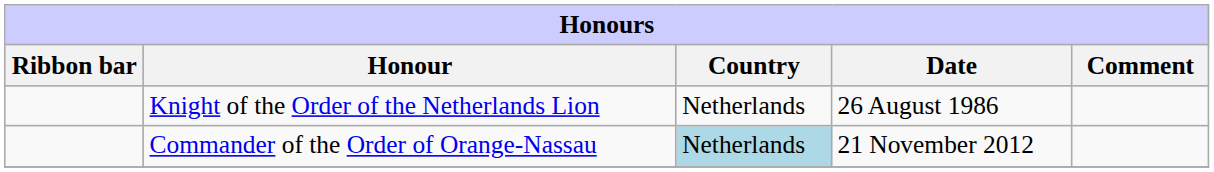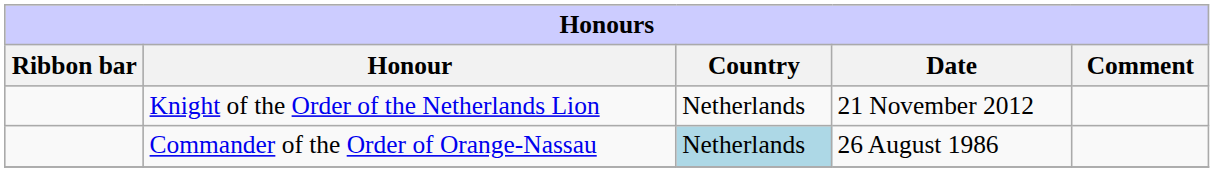(918, 105) 26 August 1986 -> (936, 105) 21 November 2012
(936, 145) 21 November 2012 -> (918, 145) 26 August 1986
